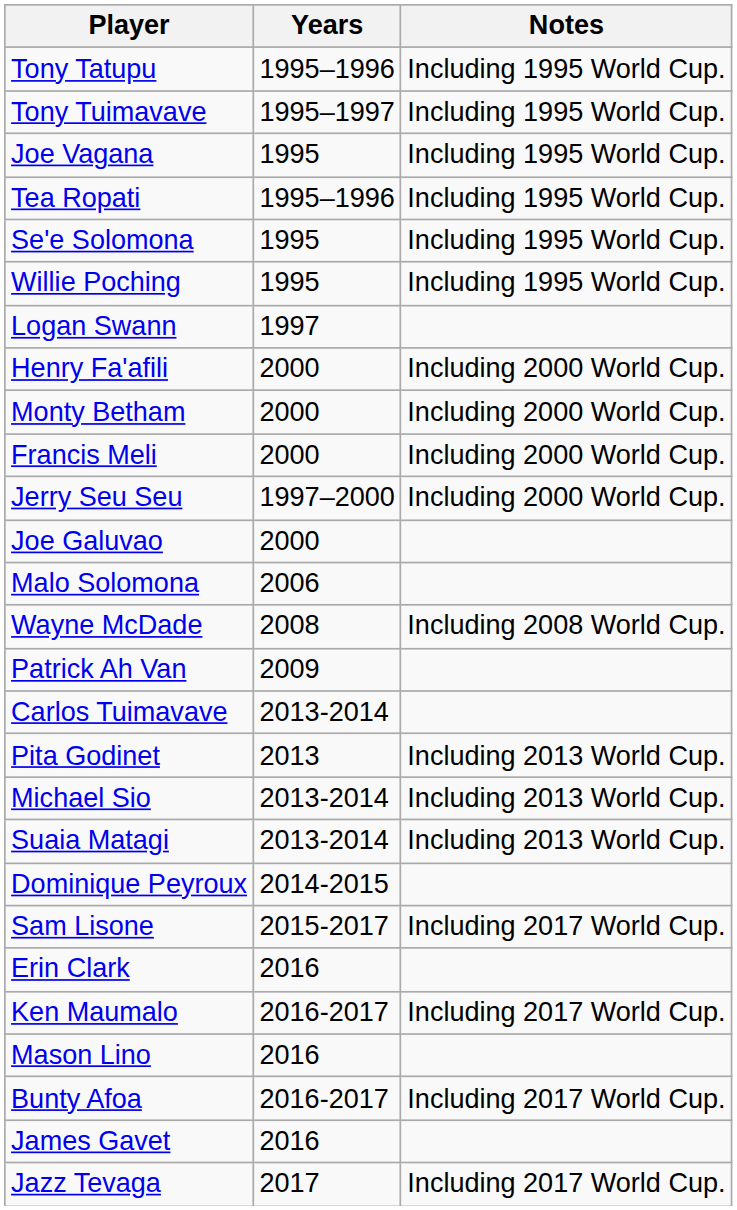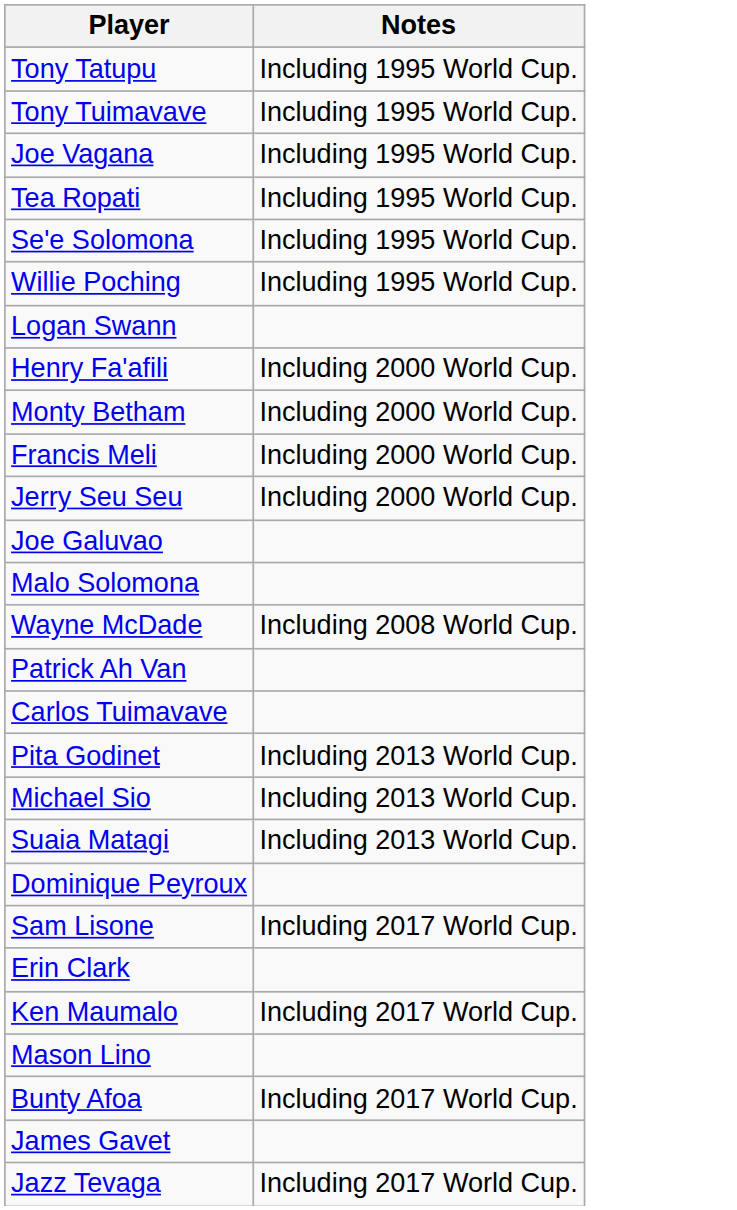- column: (327, 25)
